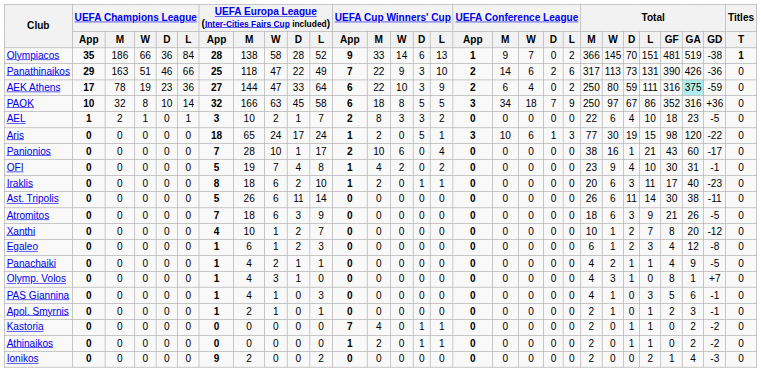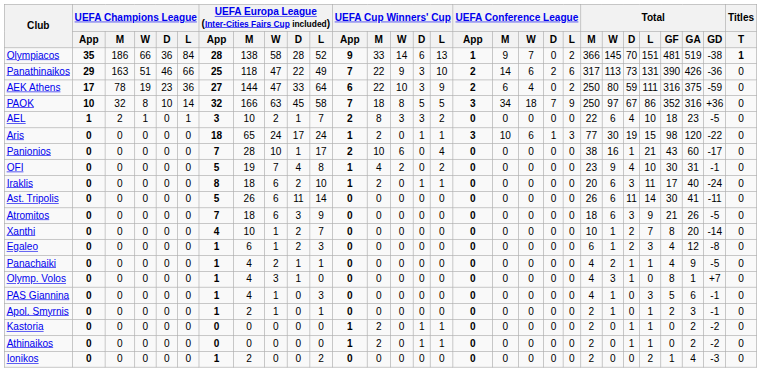(693, 87) paleturquoise background -> (693, 87) no background
(350, 103) 6 -> (350, 103) 7
(422, 135) 5 -> (422, 135) 1
(715, 183) -23 -> (715, 183) -24
(693, 199) 38 -> (693, 199) 41
(715, 231) -12 -> (715, 231) -14
(350, 327) 7 -> (350, 327) 1
(379, 327) 4 -> (379, 327) 2
(217, 359) 9 -> (217, 359) 1
